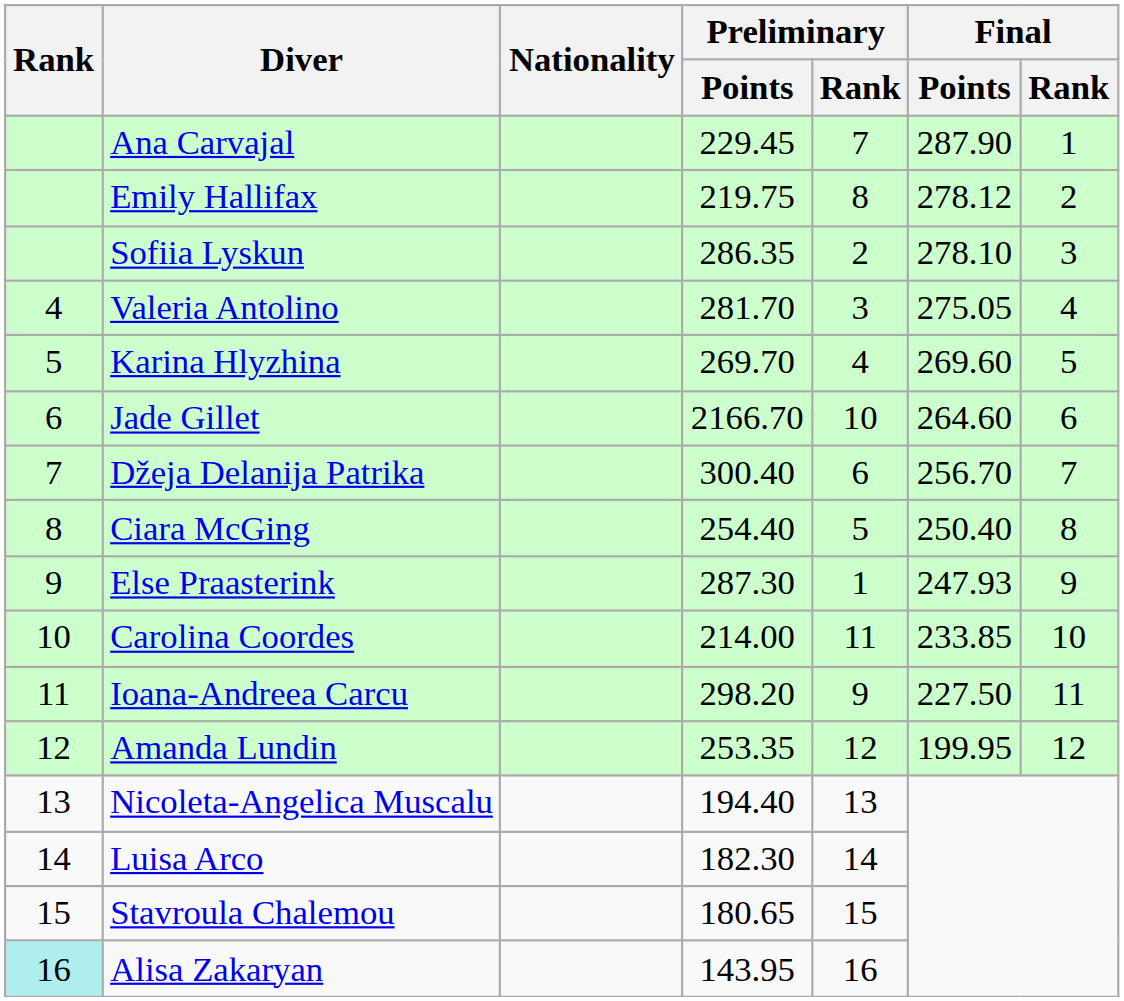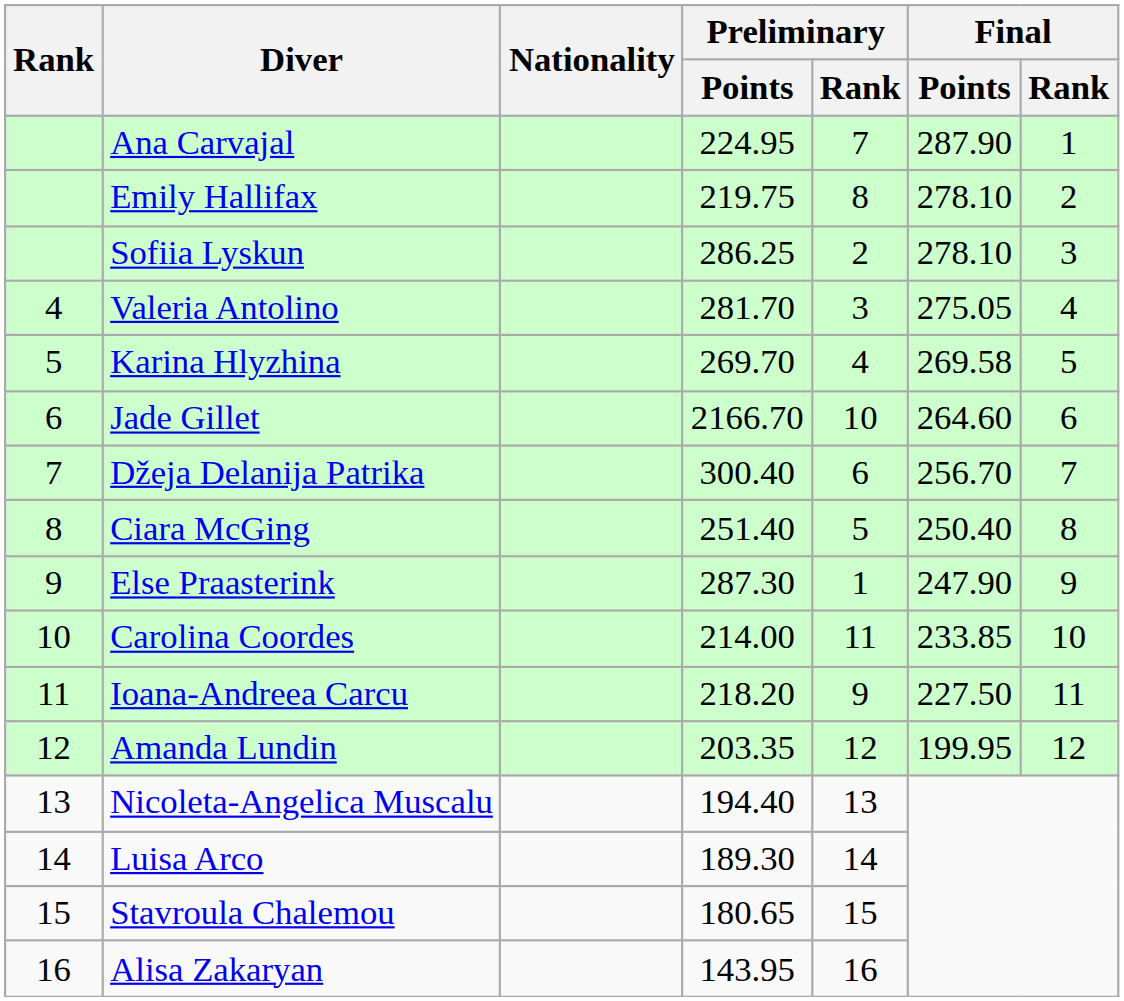(747, 142) 229.45 -> (747, 142) 224.95
(964, 197) 278.12 -> (964, 197) 278.10
(747, 252) 286.35 -> (747, 252) 286.25
(964, 362) 269.60 -> (964, 362) 269.58
(747, 527) 254.40 -> (747, 527) 251.40
(964, 582) 247.93 -> (964, 582) 247.90
(747, 692) 298.20 -> (747, 692) 218.20
(747, 747) 253.35 -> (747, 747) 203.35
(747, 857) 182.30 -> (747, 857) 189.30
(54, 968) paleturquoise background -> (54, 968) no background
